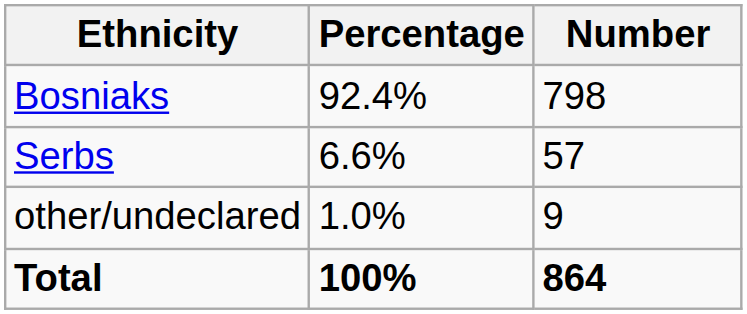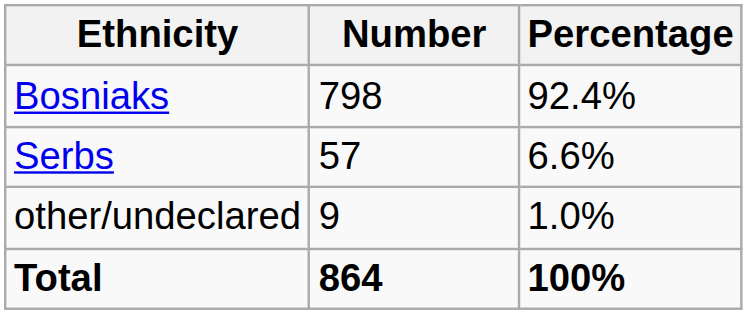columns swapped: (638, 34) <-> (422, 34)
